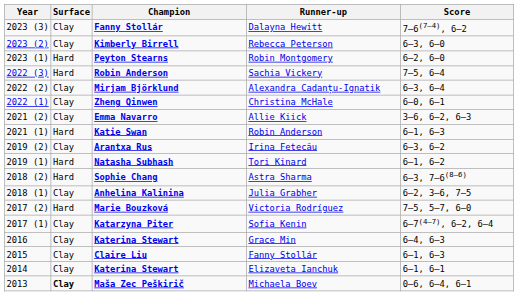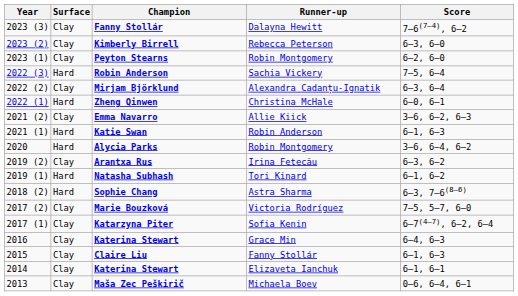(64, 58) Hard -> (64, 58) Clay
(64, 102) Clay -> (64, 102) Hard
+ row: (126, 146)
- row: (139, 193)
(64, 207) Hard -> (64, 207) Clay
(64, 283) bold -> (64, 283) normal
